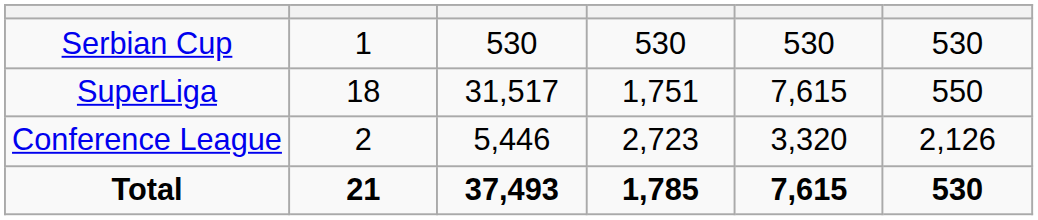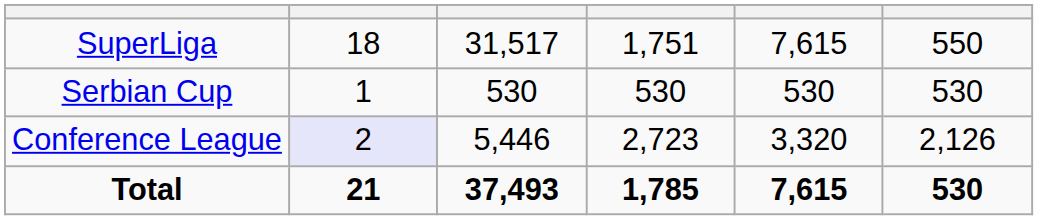rows swapped: (147, 91) <-> (147, 43)
(363, 140) no background -> (363, 140) lavender background
